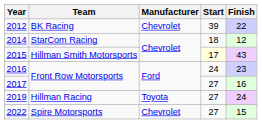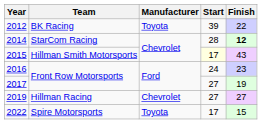(161, 26) Chevrolet -> (155, 26) Toyota
(213, 41) 18 -> (213, 41) 28
(241, 41) normal -> (241, 41) bold
(241, 84) 16 -> (241, 84) 19
(155, 98) Toyota -> (161, 98) Chevrolet
(241, 98) 24 -> (241, 98) 27
(161, 112) Chevrolet -> (155, 112) Toyota
(213, 112) 27 -> (213, 112) 17
